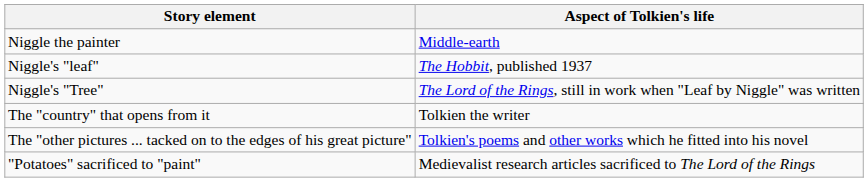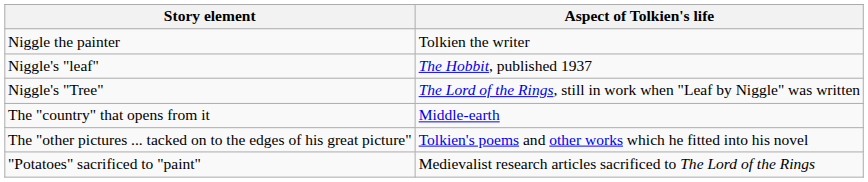(459, 41) Middle-earth -> (474, 41) Tolkien the writer
(474, 115) Tolkien the writer -> (459, 115) Middle-earth
